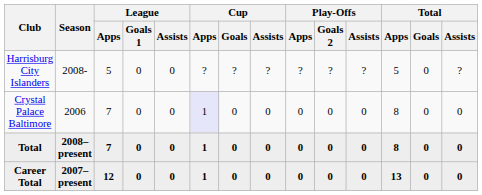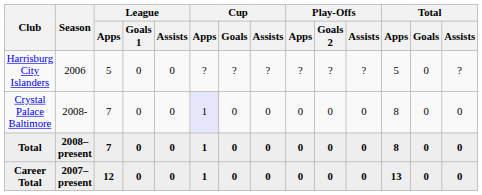(75, 71) 2008- -> (75, 71) 2006
(75, 112) 2006 -> (75, 112) 2008-
